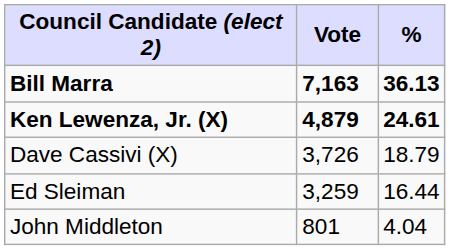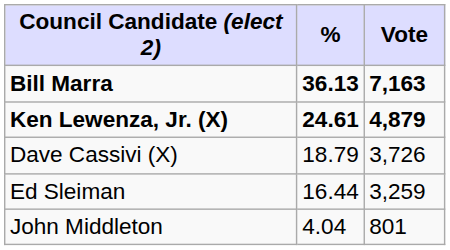columns swapped: (338, 35) <-> (411, 35)
